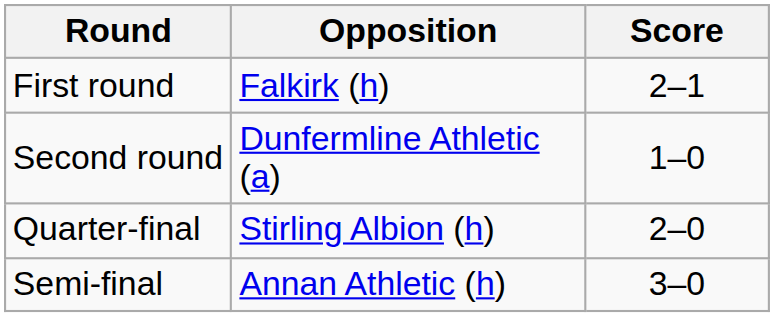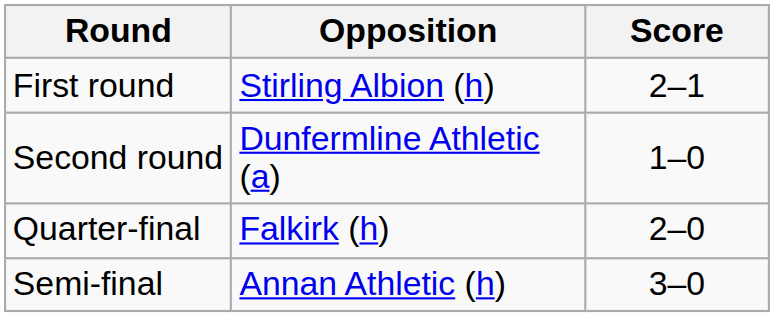(314, 84) Falkirk (h) -> (367, 84) Stirling Albion (h)
(367, 229) Stirling Albion (h) -> (314, 229) Falkirk (h)
